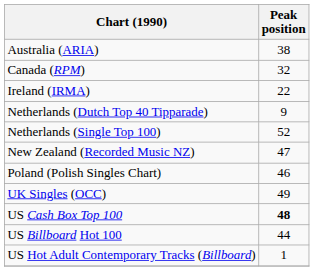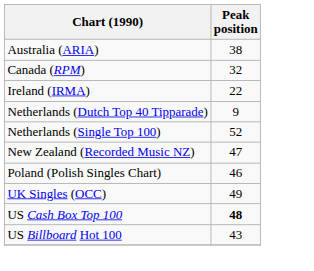(284, 234) 44 -> (236, 234) 43
- row: (132, 255)
